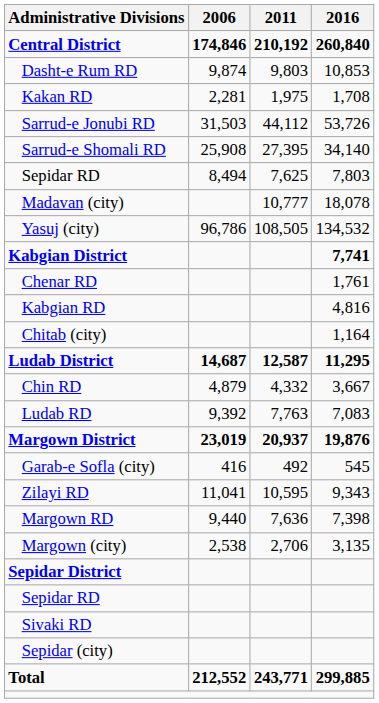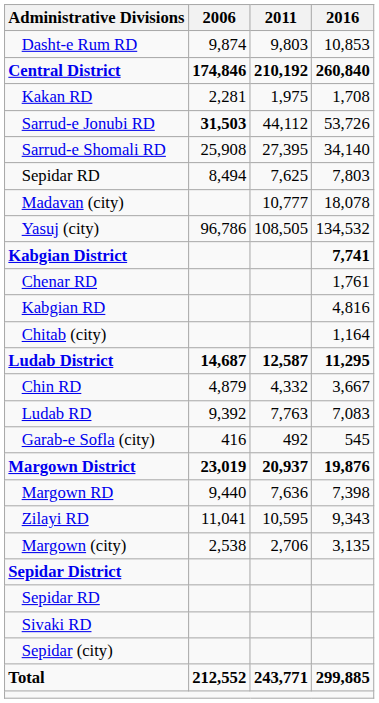rows swapped: (64, 44) <-> (79, 70)
(223, 123) normal -> (223, 123) bold
rows swapped: (88, 466) <-> (72, 439)
rows swapped: (68, 519) <-> (55, 492)
